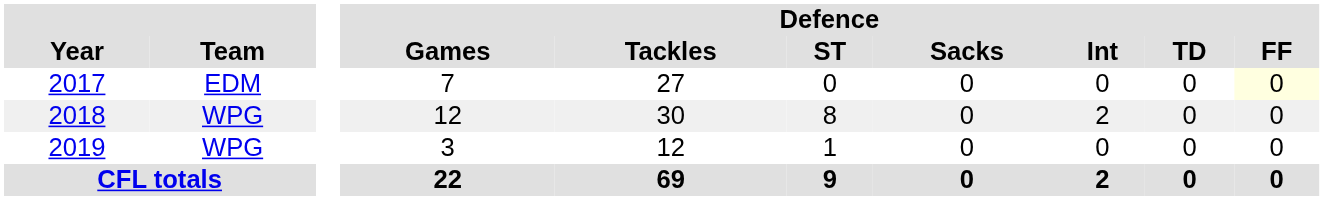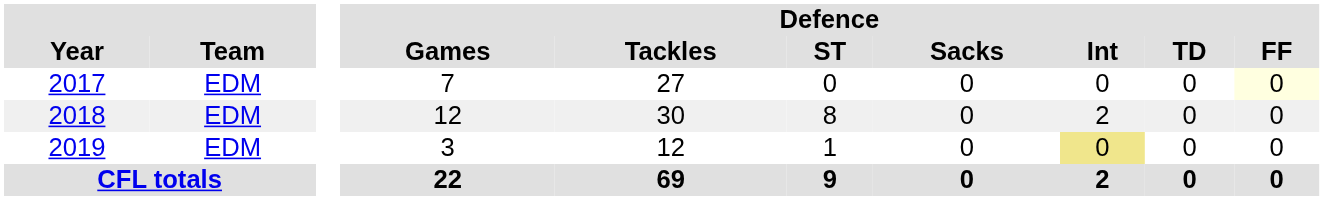(233, 115) WPG -> (233, 115) EDM
(233, 147) WPG -> (233, 147) EDM
(1102, 147) no background -> (1102, 147) khaki background
